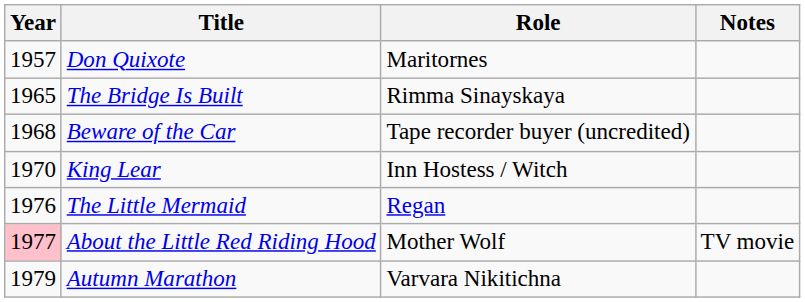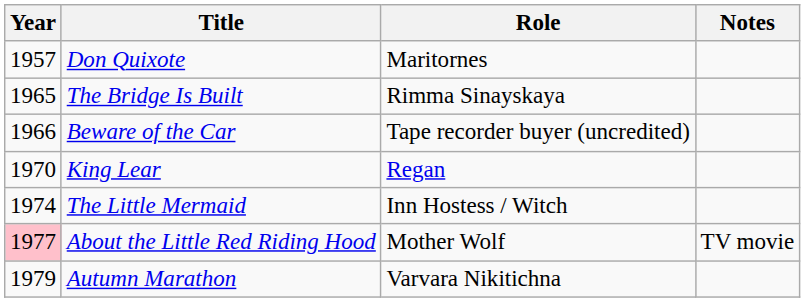(33, 132) 1968 -> (33, 132) 1966
(477, 168) Inn Hostess / Witch -> (416, 168) Regan
(33, 205) 1976 -> (33, 205) 1974
(416, 205) Regan -> (477, 205) Inn Hostess / Witch
